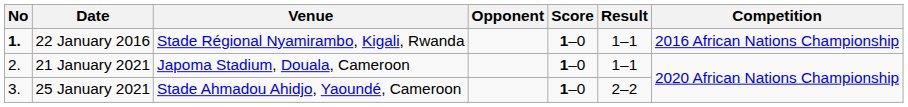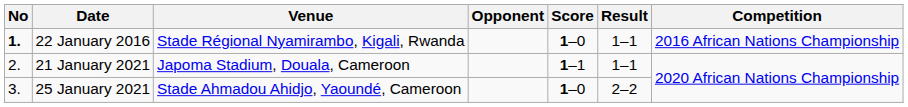(572, 65) 1–0 -> (572, 65) 1–1
